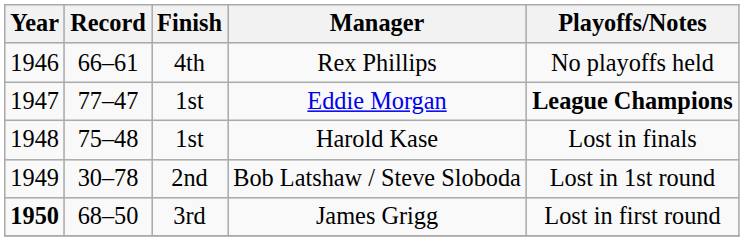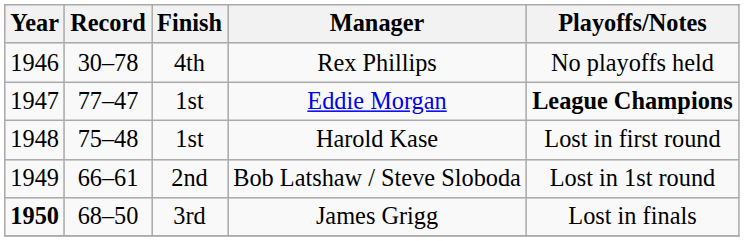(108, 62) 66–61 -> (108, 62) 30–78
(632, 139) Lost in finals -> (632, 139) Lost in first round
(108, 178) 30–78 -> (108, 178) 66–61
(632, 216) Lost in first round -> (632, 216) Lost in finals
